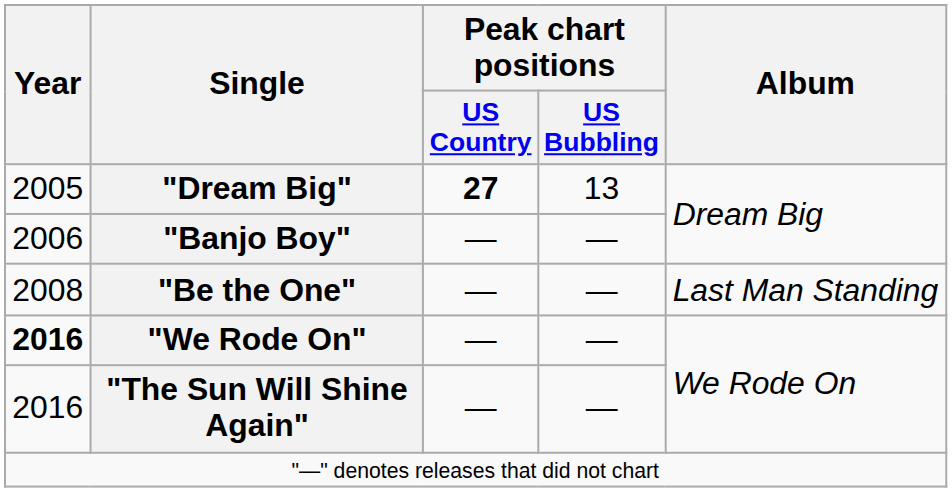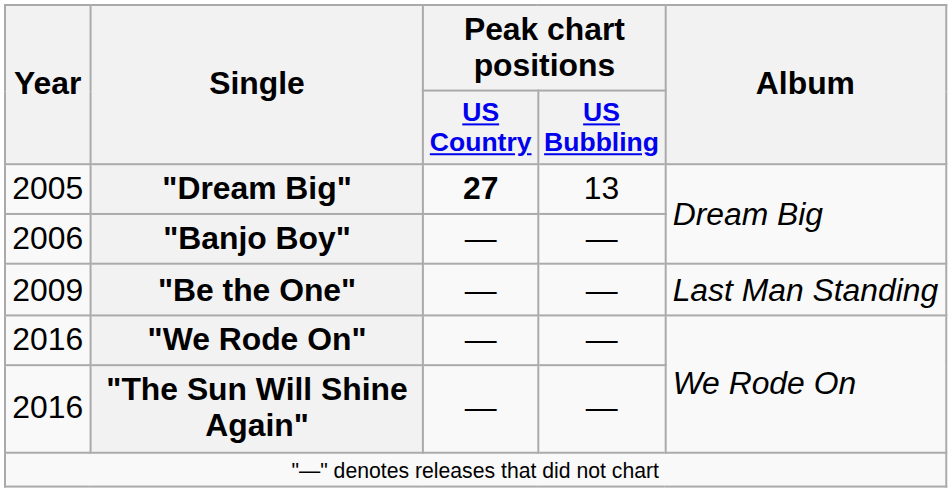(48, 289) 2008 -> (48, 289) 2009
(48, 339) bold -> (48, 339) normal
